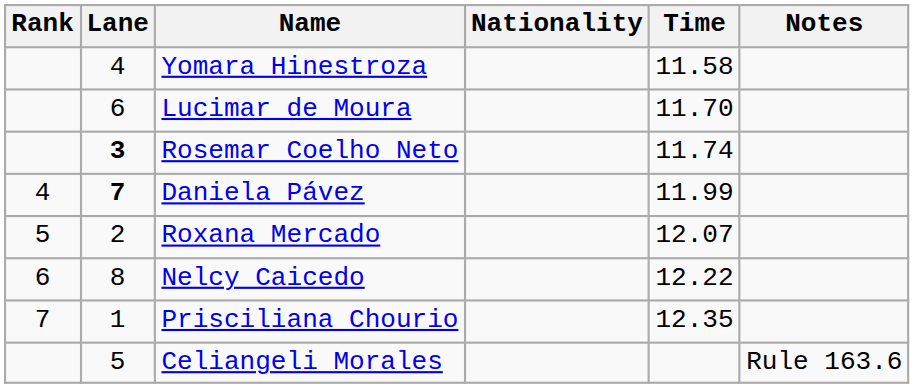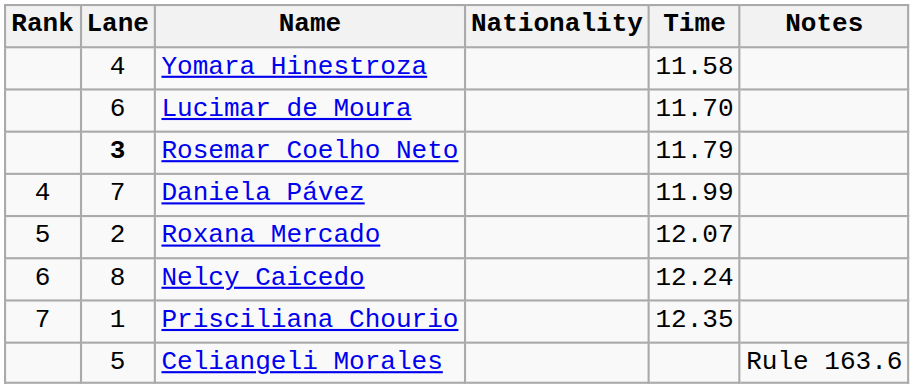(695, 153) 11.74 -> (695, 153) 11.79
(118, 195) bold -> (118, 195) normal
(695, 279) 12.22 -> (695, 279) 12.24
